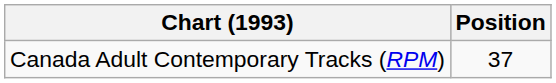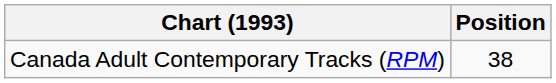(501, 58) 37 -> (501, 58) 38
